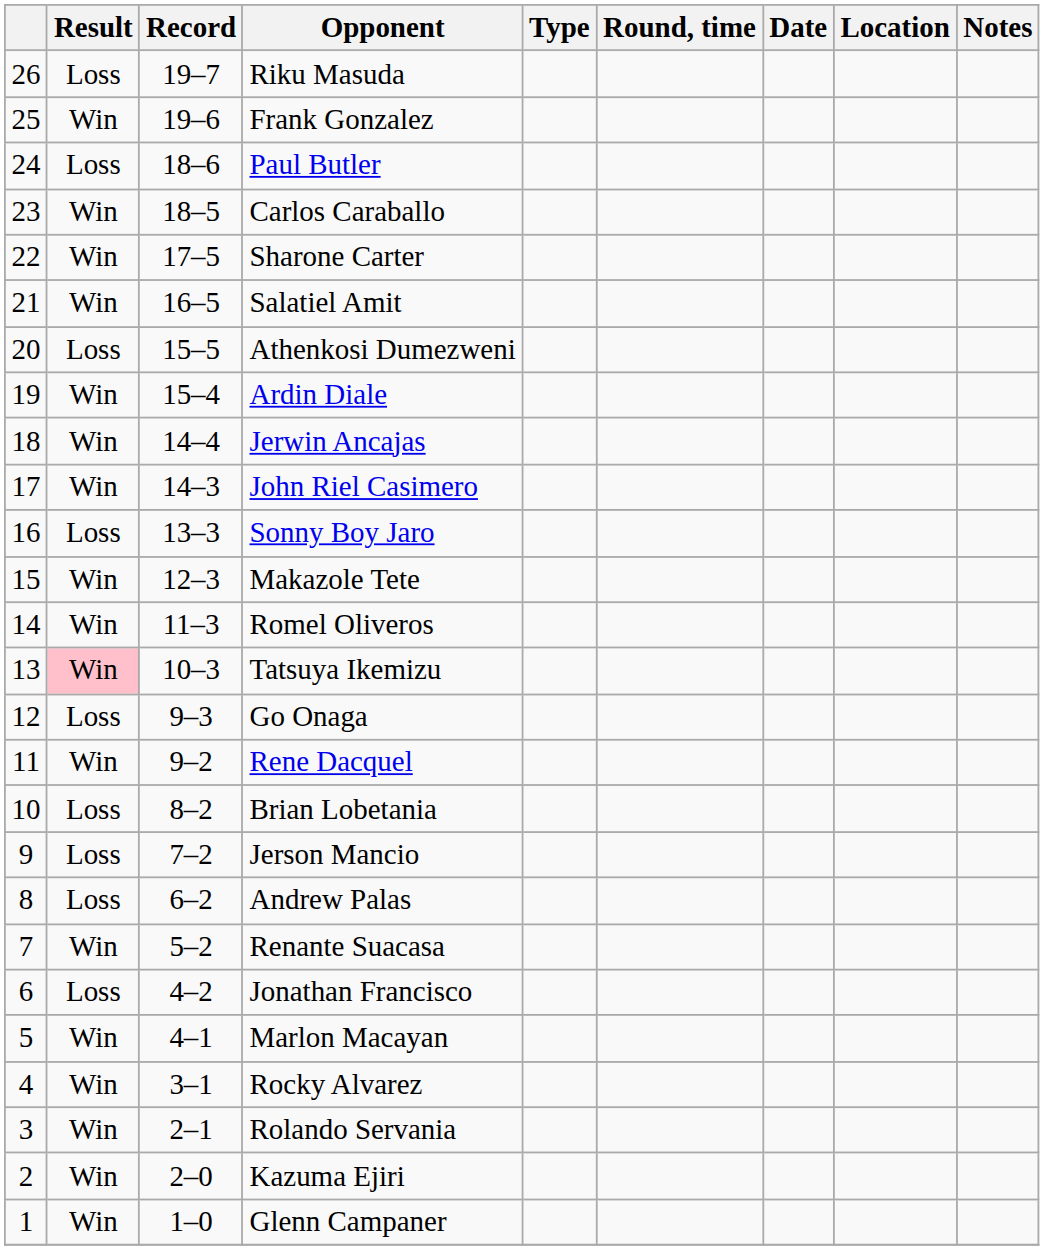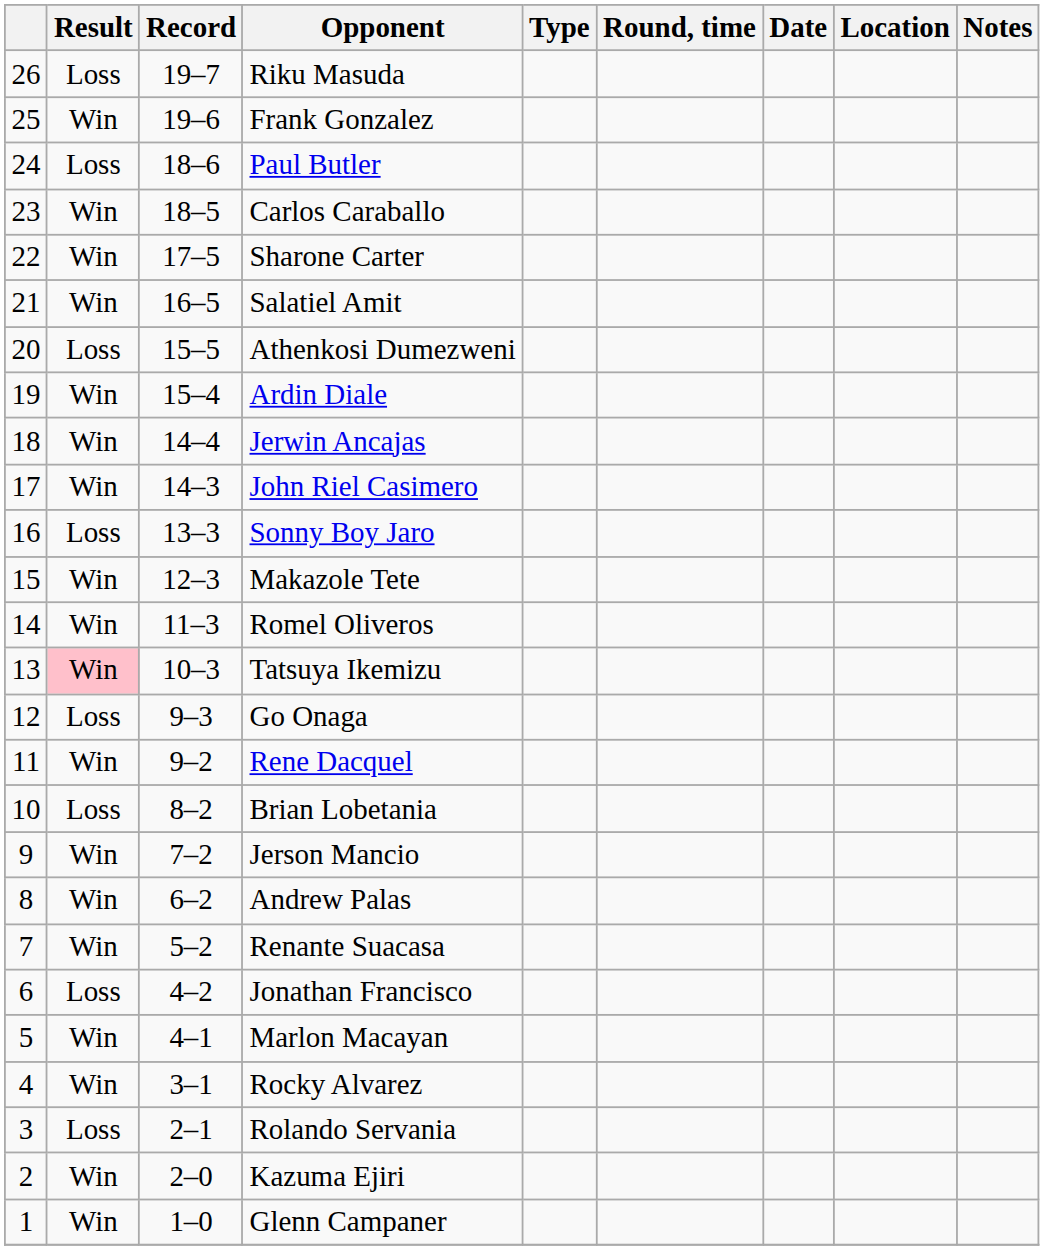(93, 854) Loss -> (93, 854) Win
(93, 900) Loss -> (93, 900) Win
(93, 1129) Win -> (93, 1129) Loss
